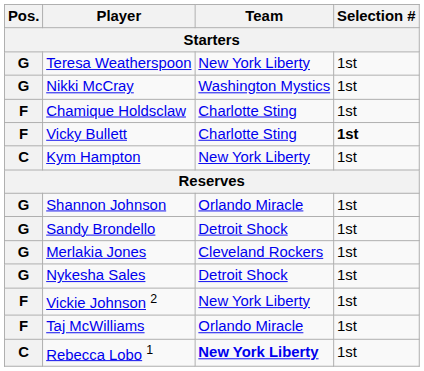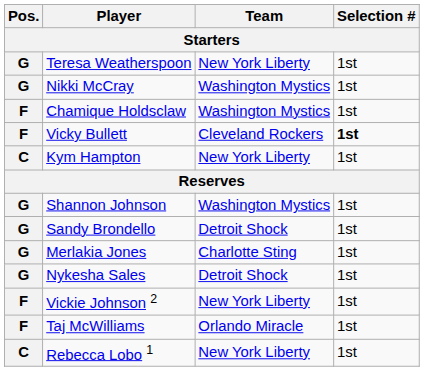(248, 110) Charlotte Sting -> (264, 110) Washington Mystics
(248, 134) Charlotte Sting -> (261, 134) Cleveland Rockers
(251, 205) Orlando Miracle -> (264, 205) Washington Mystics
(261, 252) Cleveland Rockers -> (248, 252) Charlotte Sting
(258, 352) bold -> (254, 352) normal
